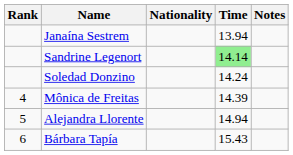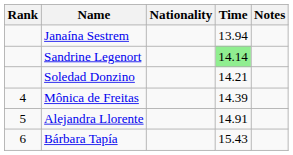(233, 77) 14.24 -> (233, 77) 14.21
(233, 118) 14.94 -> (233, 118) 14.91
